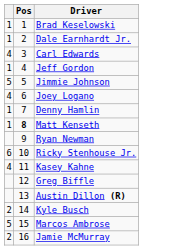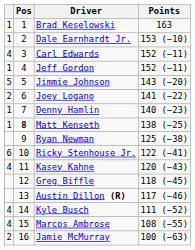+ column: (164, 12)
(9, 97) 4 -> (9, 97) 2
(9, 210) 2 -> (9, 210) 4
(9, 224) 5 -> (9, 224) 4
